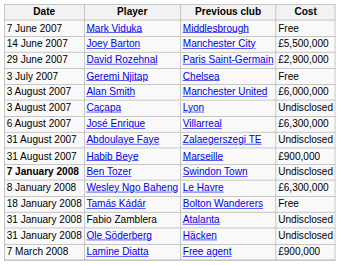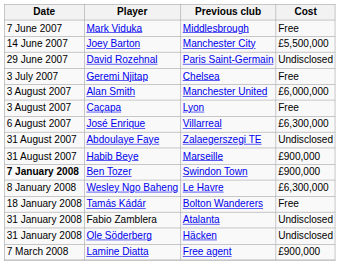(303, 60) £2,900,000 -> (306, 60) Undisclosed
(306, 108) Undisclosed -> (289, 108) Free
(306, 172) Undisclosed -> (299, 172) £900,000
